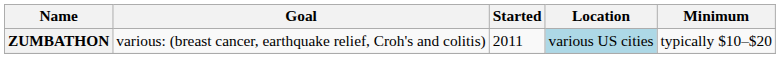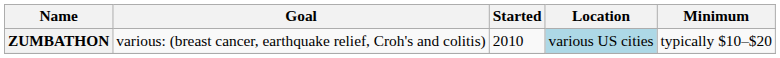(508, 41) 2011 -> (508, 41) 2010
